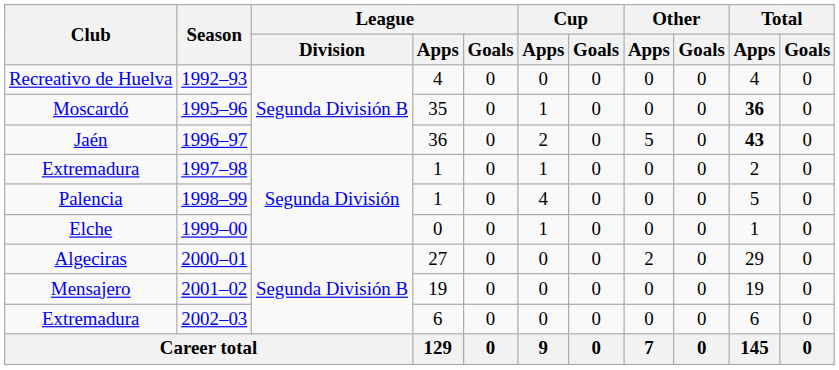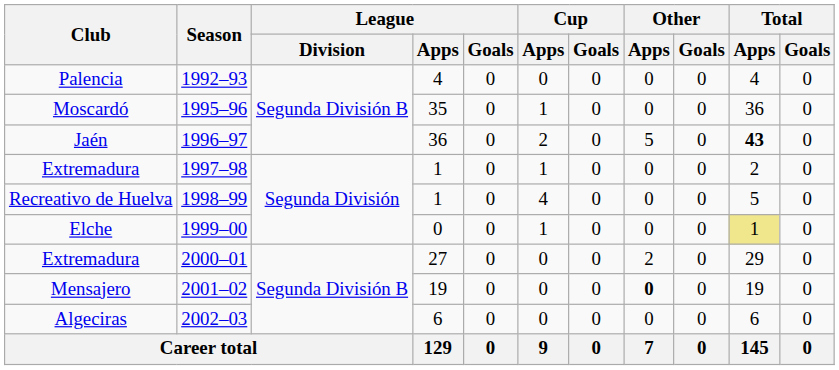(91, 79) Recreativo de Huelva -> (91, 79) Palencia
(754, 109) bold -> (754, 109) normal
(91, 199) Palencia -> (91, 199) Recreativo de Huelva
(754, 229) no background -> (754, 229) khaki background
(91, 259) Algeciras -> (91, 259) Extremadura
(649, 288) normal -> (649, 288) bold
(91, 318) Extremadura -> (91, 318) Algeciras
